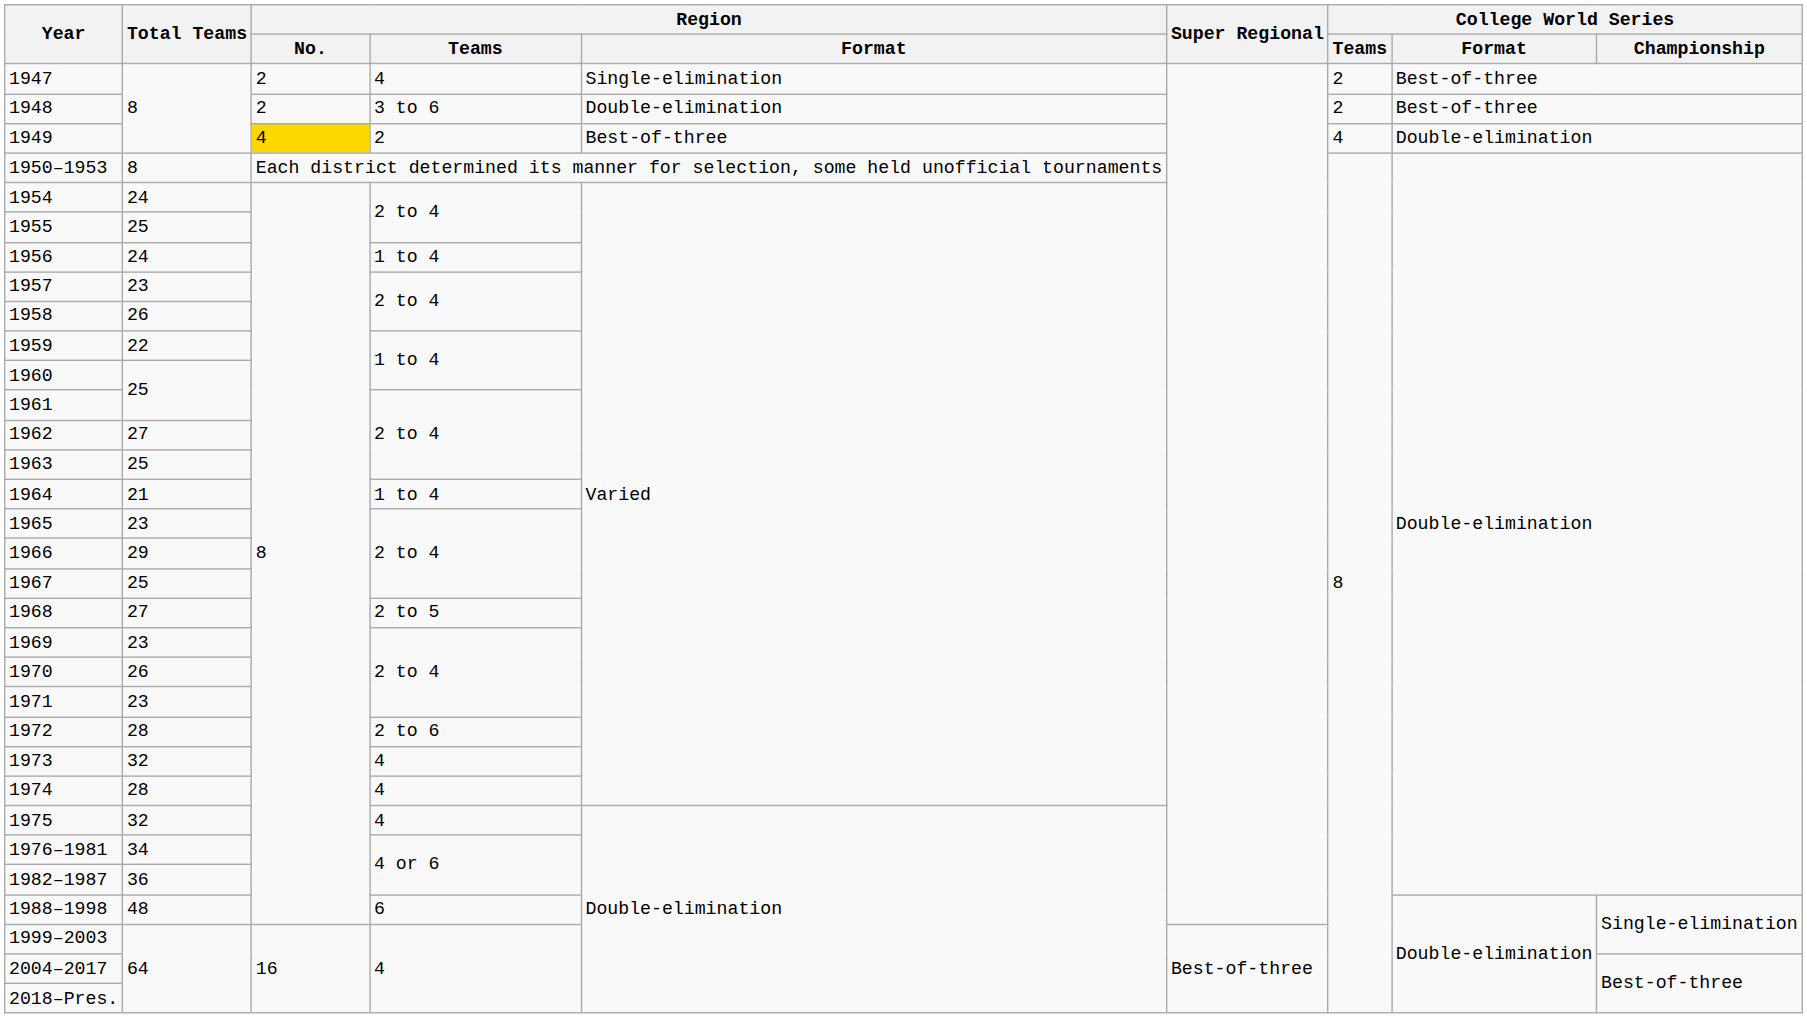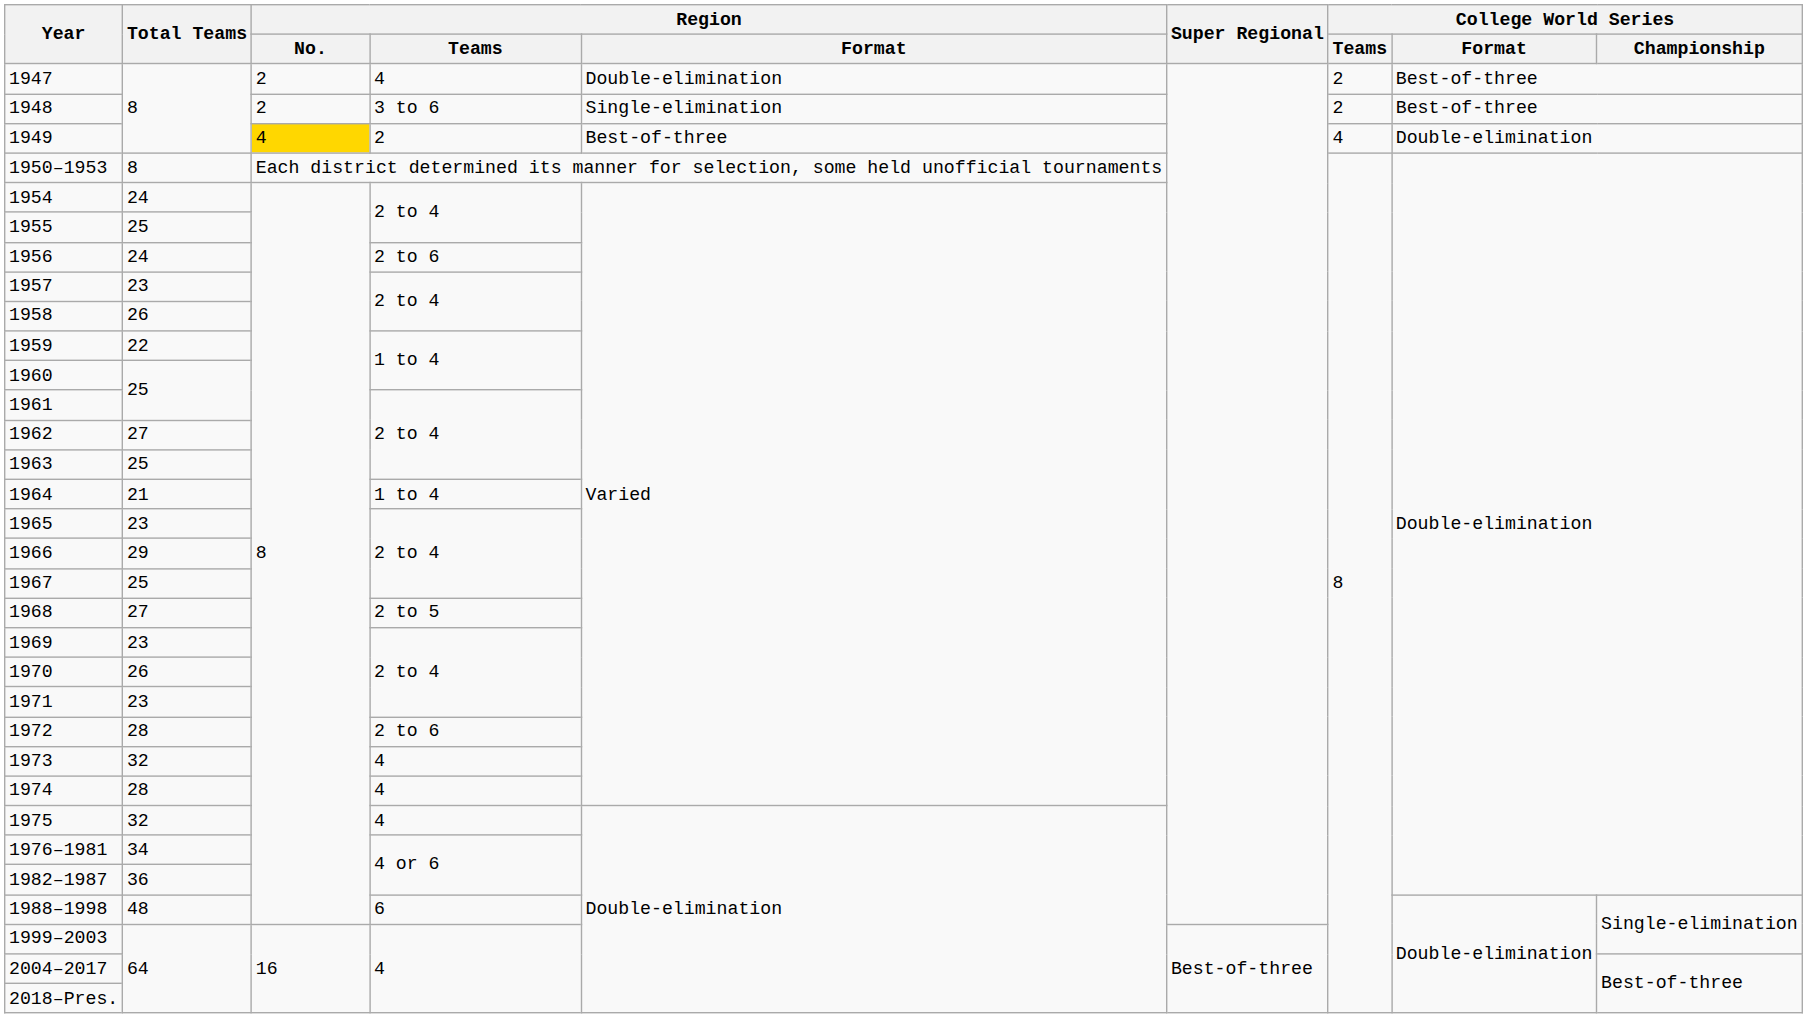(684, 79) Single-elimination -> (684, 79) Double-elimination
(684, 109) Double-elimination -> (684, 109) Single-elimination
(407, 257) 1 to 4 -> (407, 257) 2 to 6
